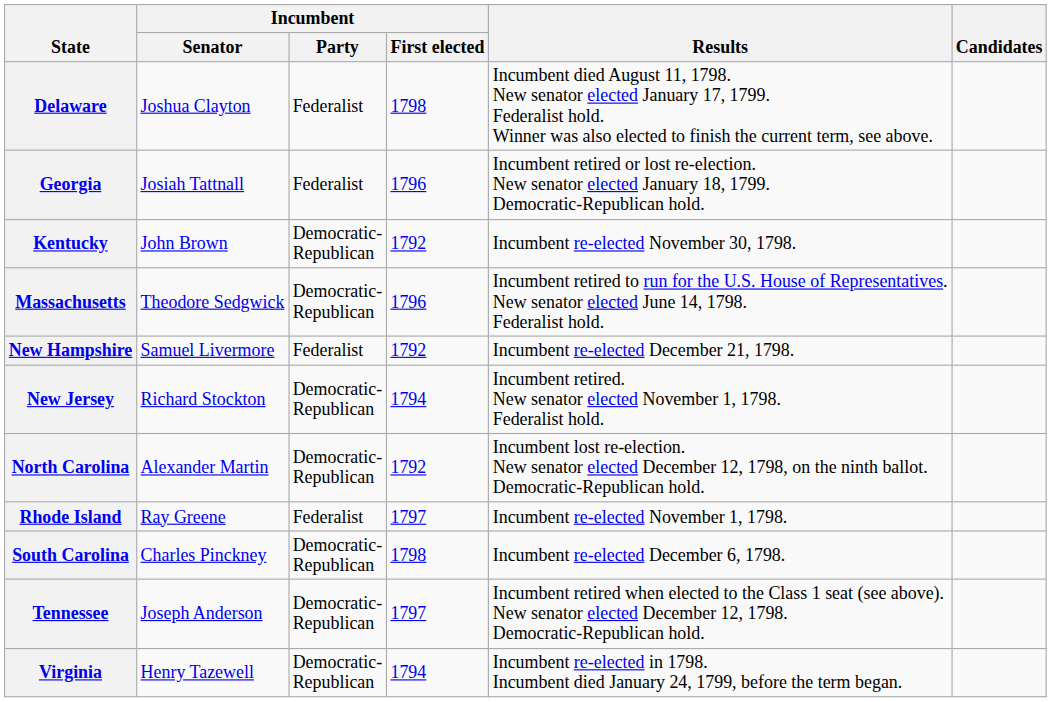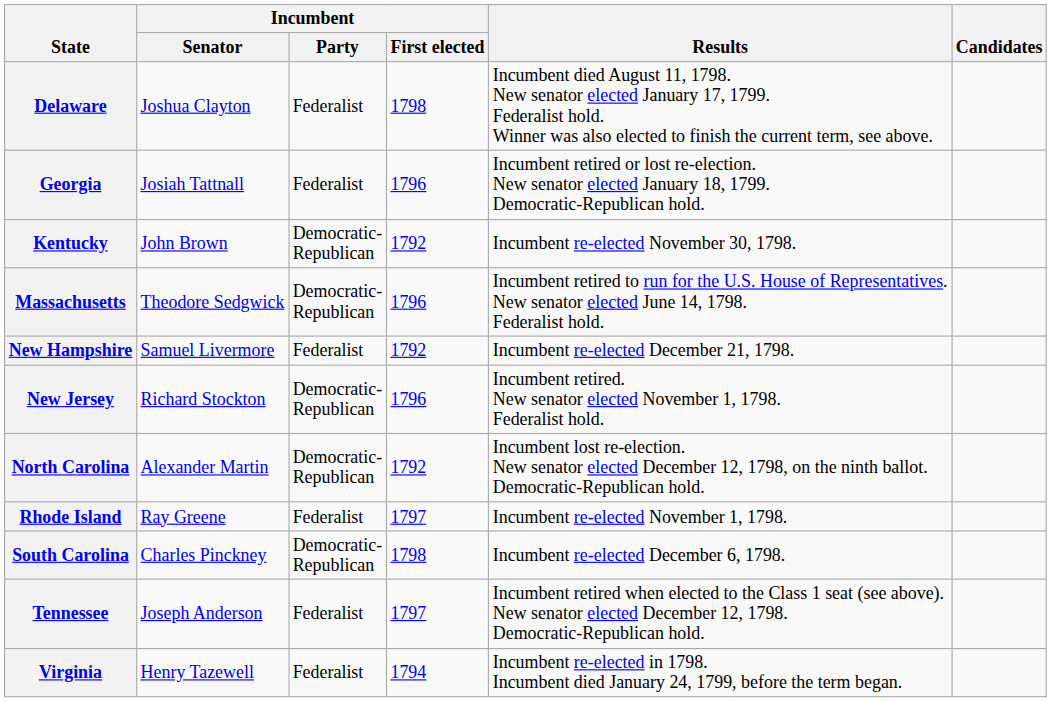(408, 399) 1794 -> (408, 399) 1796
(337, 613) Democratic- Republican -> (328, 613) Federalist
(337, 672) Democratic- Republican -> (328, 672) Federalist
